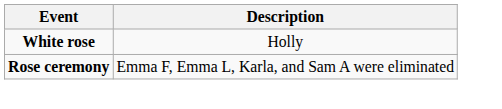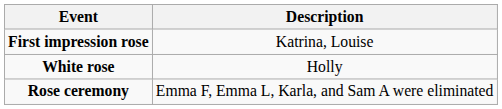+ row: (78, 41)
